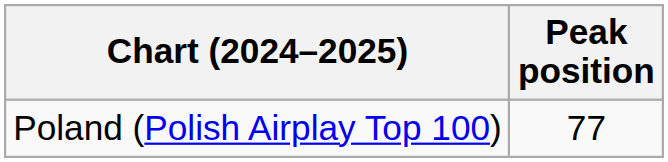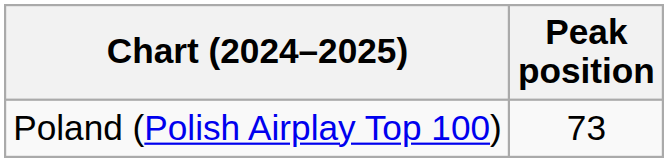(586, 127) 77 -> (586, 127) 73
